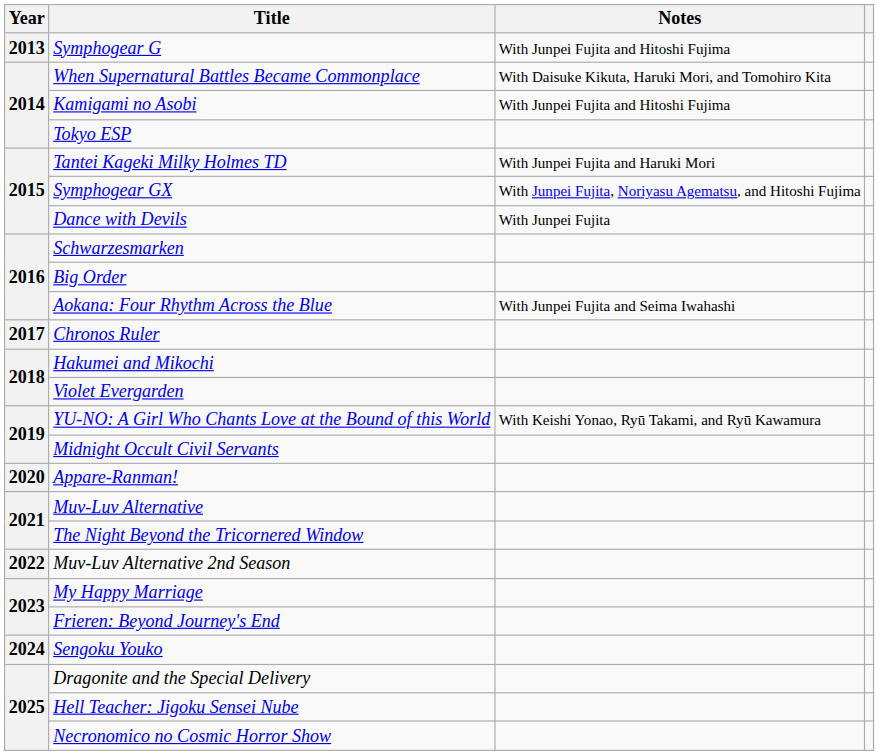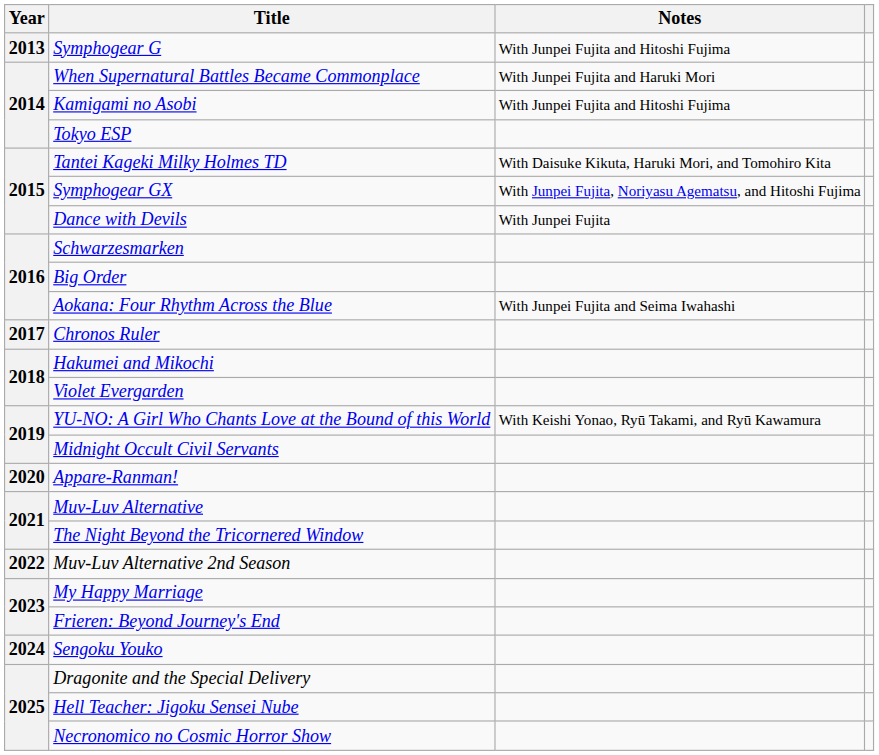(665, 77) With Daisuke Kikuta, Haruki Mori, and Tomohiro Kita -> (607, 77) With Junpei Fujita and Haruki Mori
(607, 163) With Junpei Fujita and Haruki Mori -> (665, 163) With Daisuke Kikuta, Haruki Mori, and Tomohiro Kita
